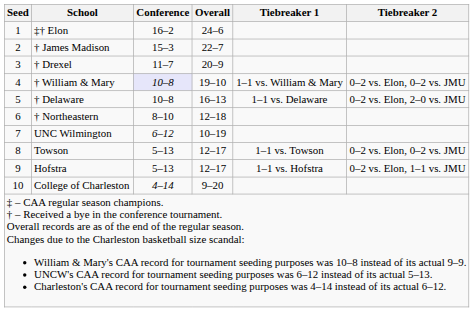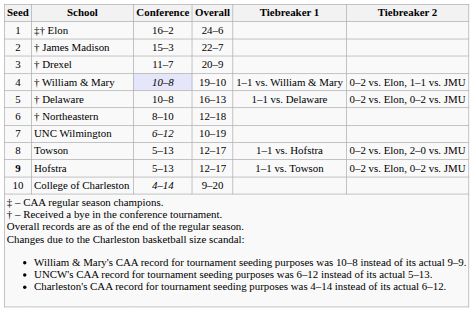(408, 82) 0–2 vs. Elon, 0–2 vs. JMU -> (408, 82) 0–2 vs. Elon, 1–1 vs. JMU
(408, 99) 0–2 vs. Elon, 2–0 vs. JMU -> (408, 99) 0–2 vs. Elon, 0–2 vs. JMU
(289, 151) 1–1 vs. Towson -> (289, 151) 1–1 vs. Hofstra
(408, 151) 0–2 vs. Elon, 0–2 vs. JMU -> (408, 151) 0–2 vs. Elon, 2–0 vs. JMU
(18, 168) normal -> (18, 168) bold
(289, 168) 1–1 vs. Hofstra -> (289, 168) 1–1 vs. Towson
(408, 168) 0–2 vs. Elon, 1–1 vs. JMU -> (408, 168) 0–2 vs. Elon, 0–2 vs. JMU
